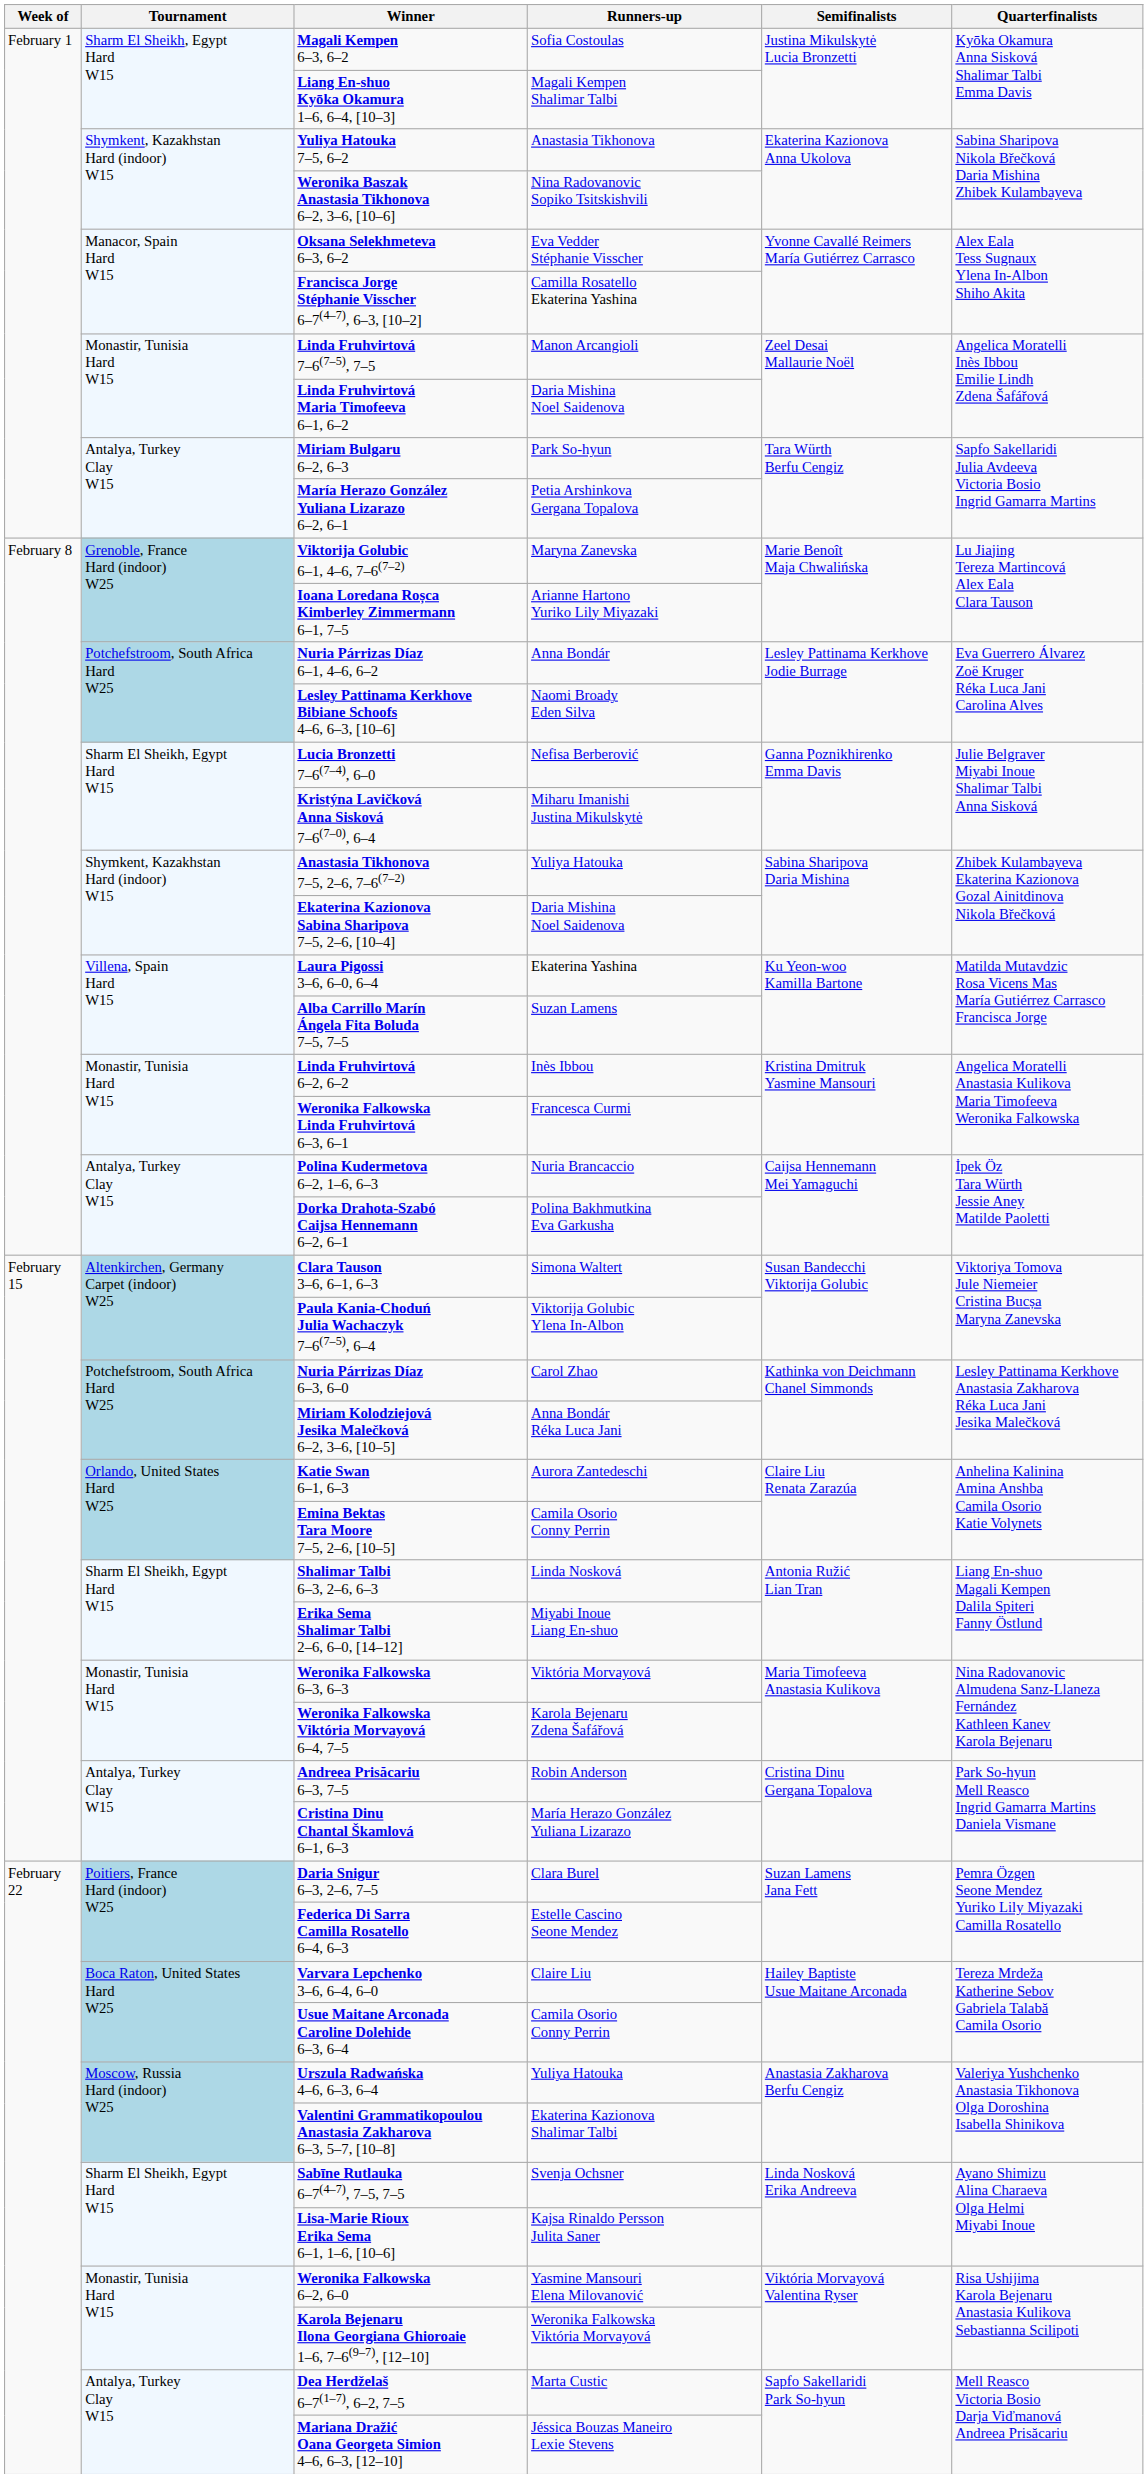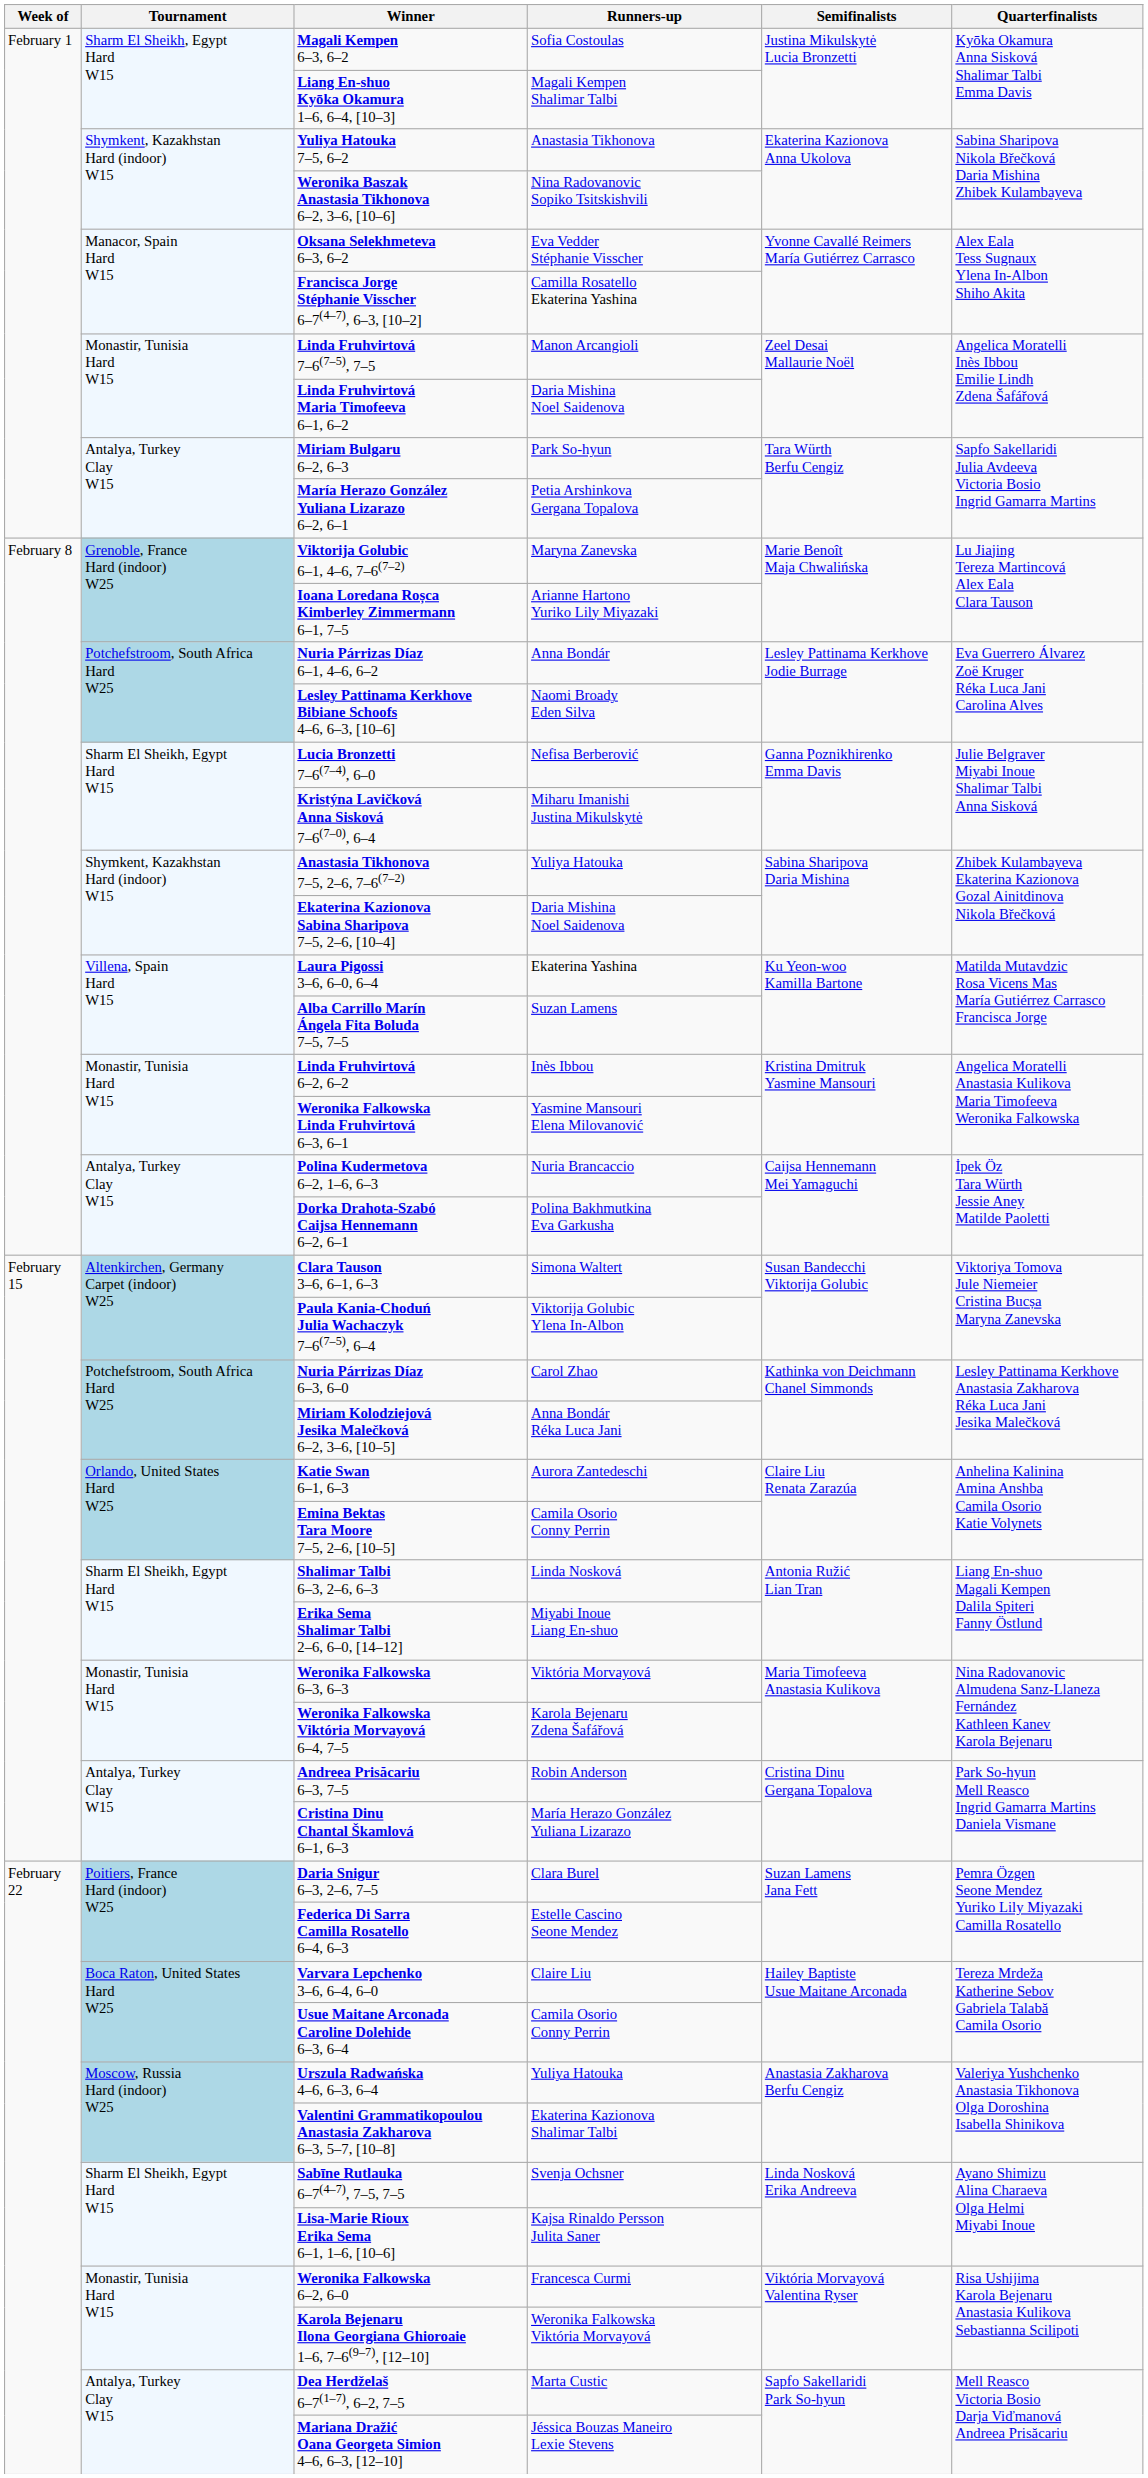(581, 1107) Francesca Curmi -> (587, 1116) Yasmine Mansouri Elena Milovanović
(587, 2286) Yasmine Mansouri Elena Milovanović -> (581, 2277) Francesca Curmi
